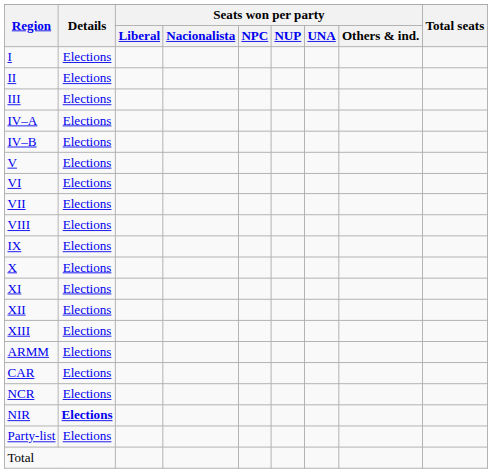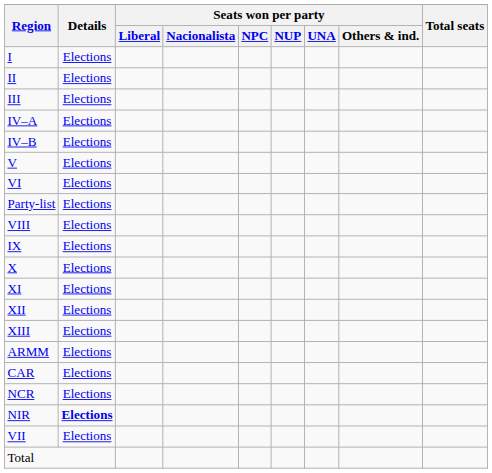rows swapped: (17, 204) <-> (31, 436)
